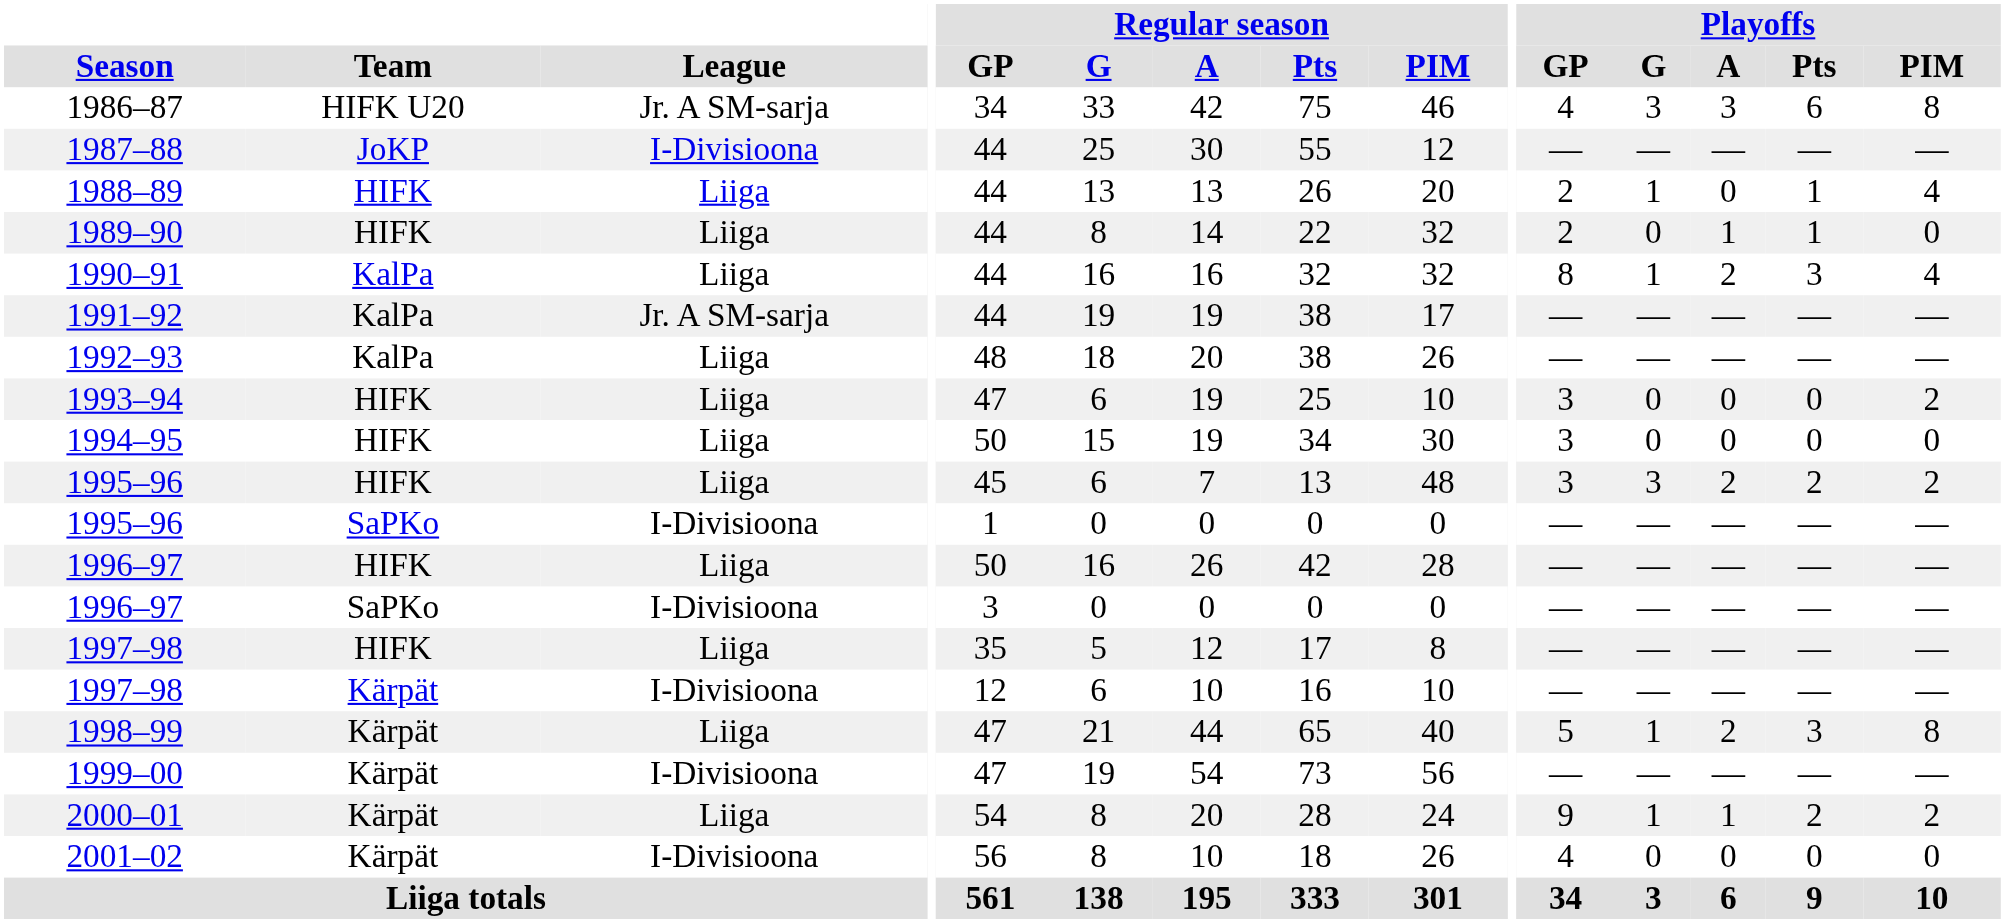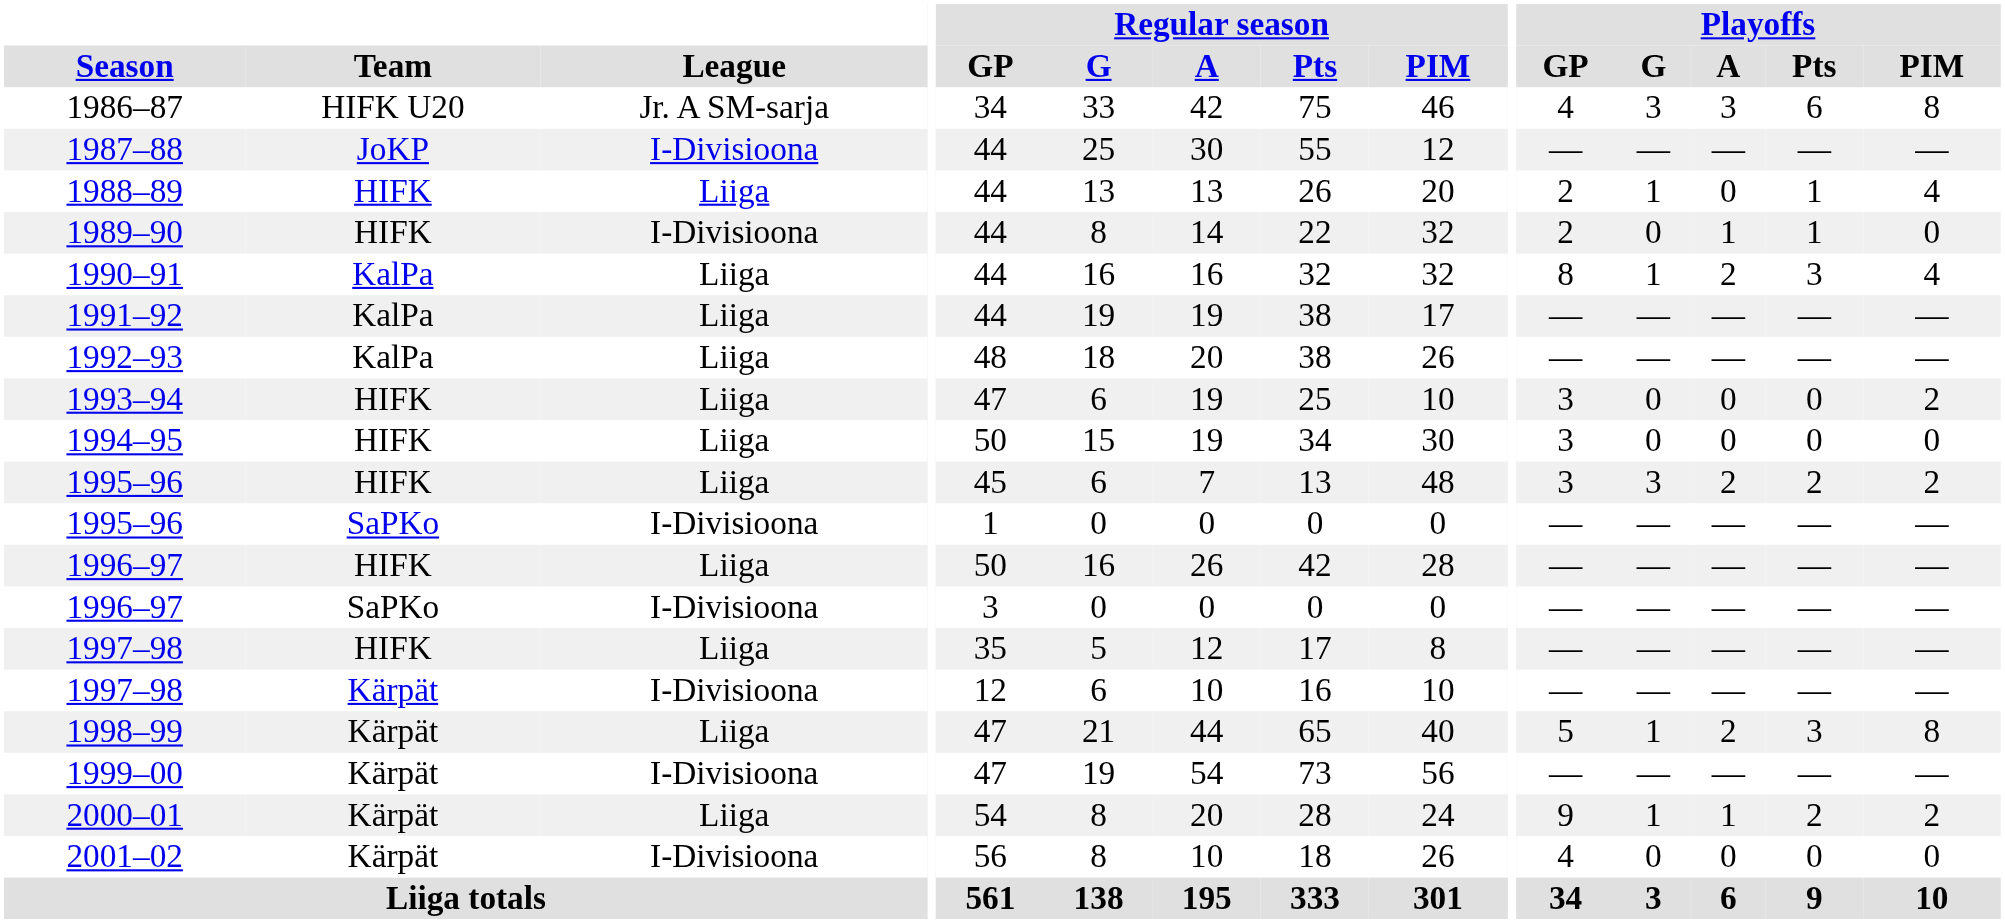(734, 232) Liiga -> (734, 232) I-Divisioona
(734, 315) Jr. A SM-sarja -> (734, 315) Liiga
